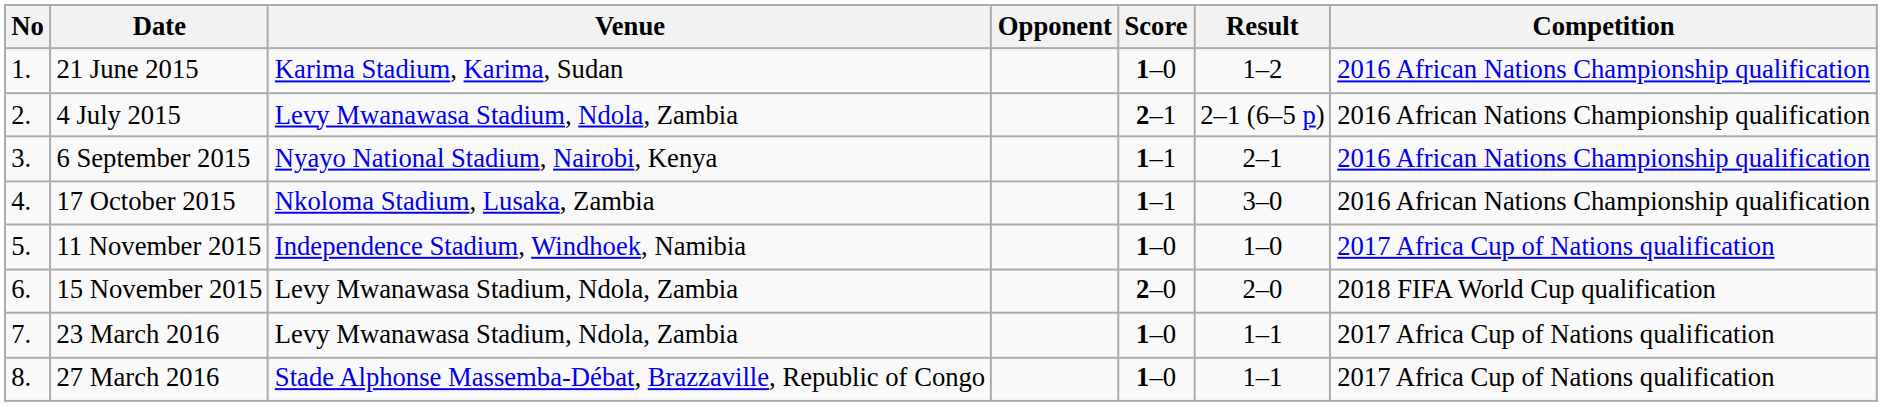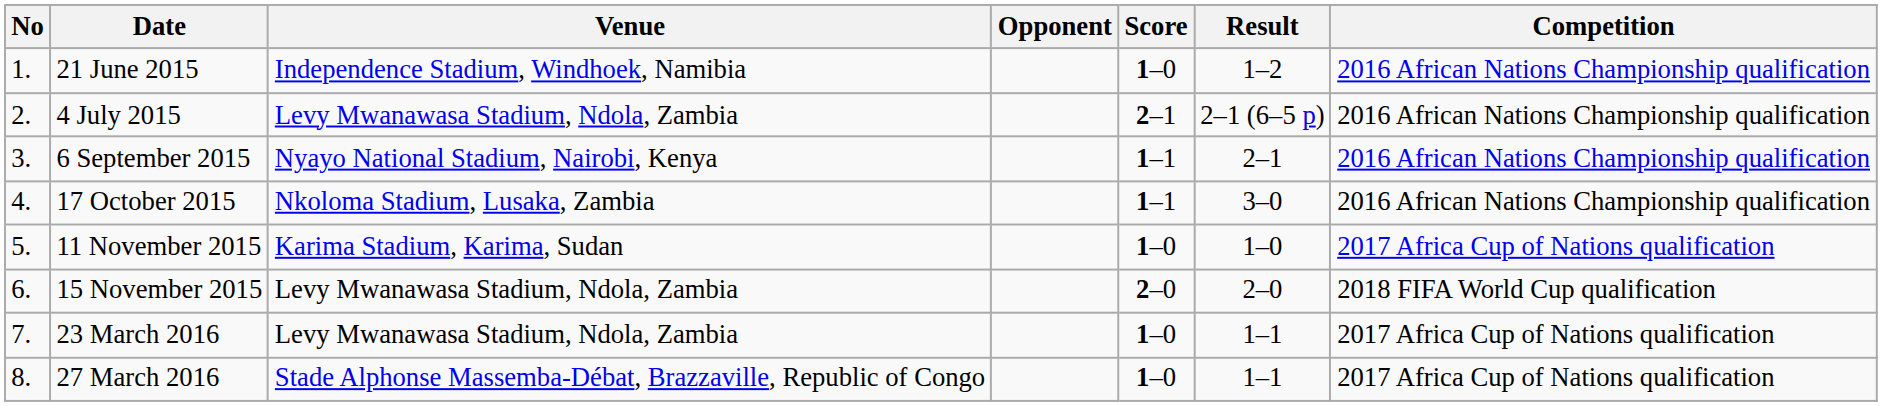(449, 70) Karima Stadium, Karima, Sudan -> (511, 70) Independence Stadium, Windhoek, Namibia
(511, 245) Independence Stadium, Windhoek, Namibia -> (449, 245) Karima Stadium, Karima, Sudan
